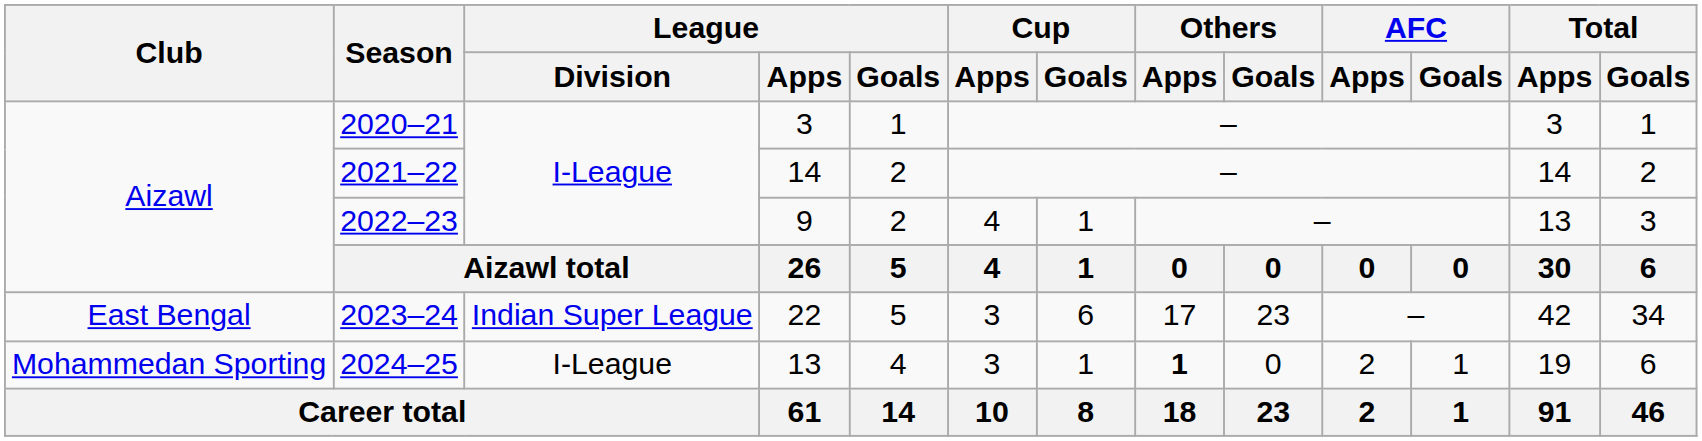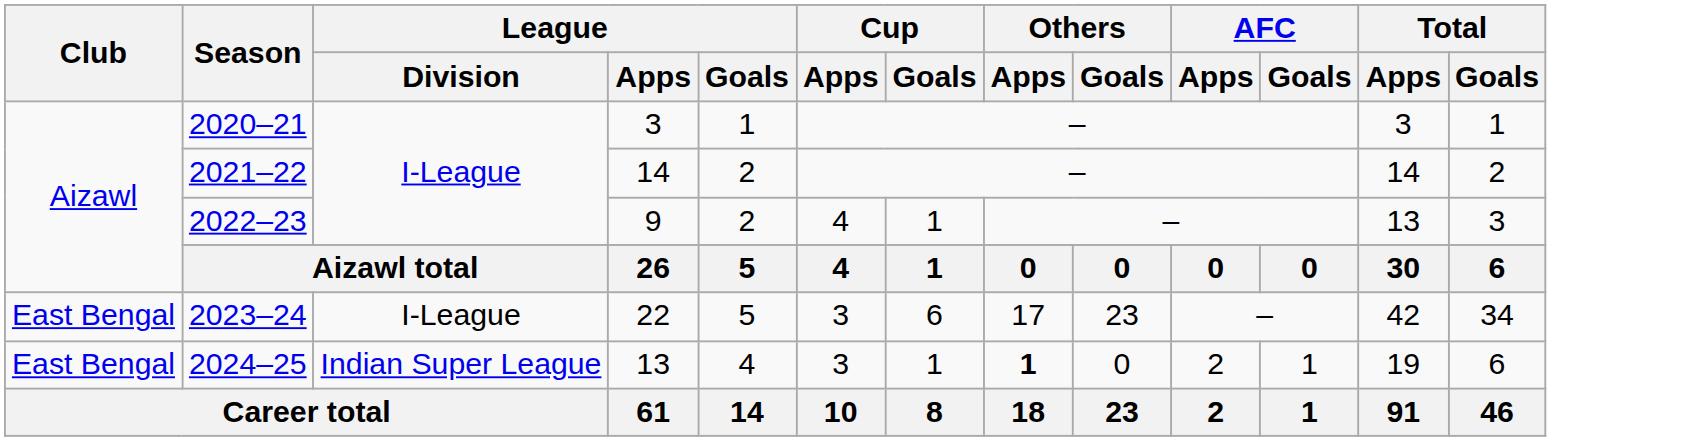(612, 316) Indian Super League -> (461, 316) I-League
(169, 364) Mohammedan Sporting -> (93, 364) East Bengal
(612, 364) I-League -> (461, 364) Indian Super League
